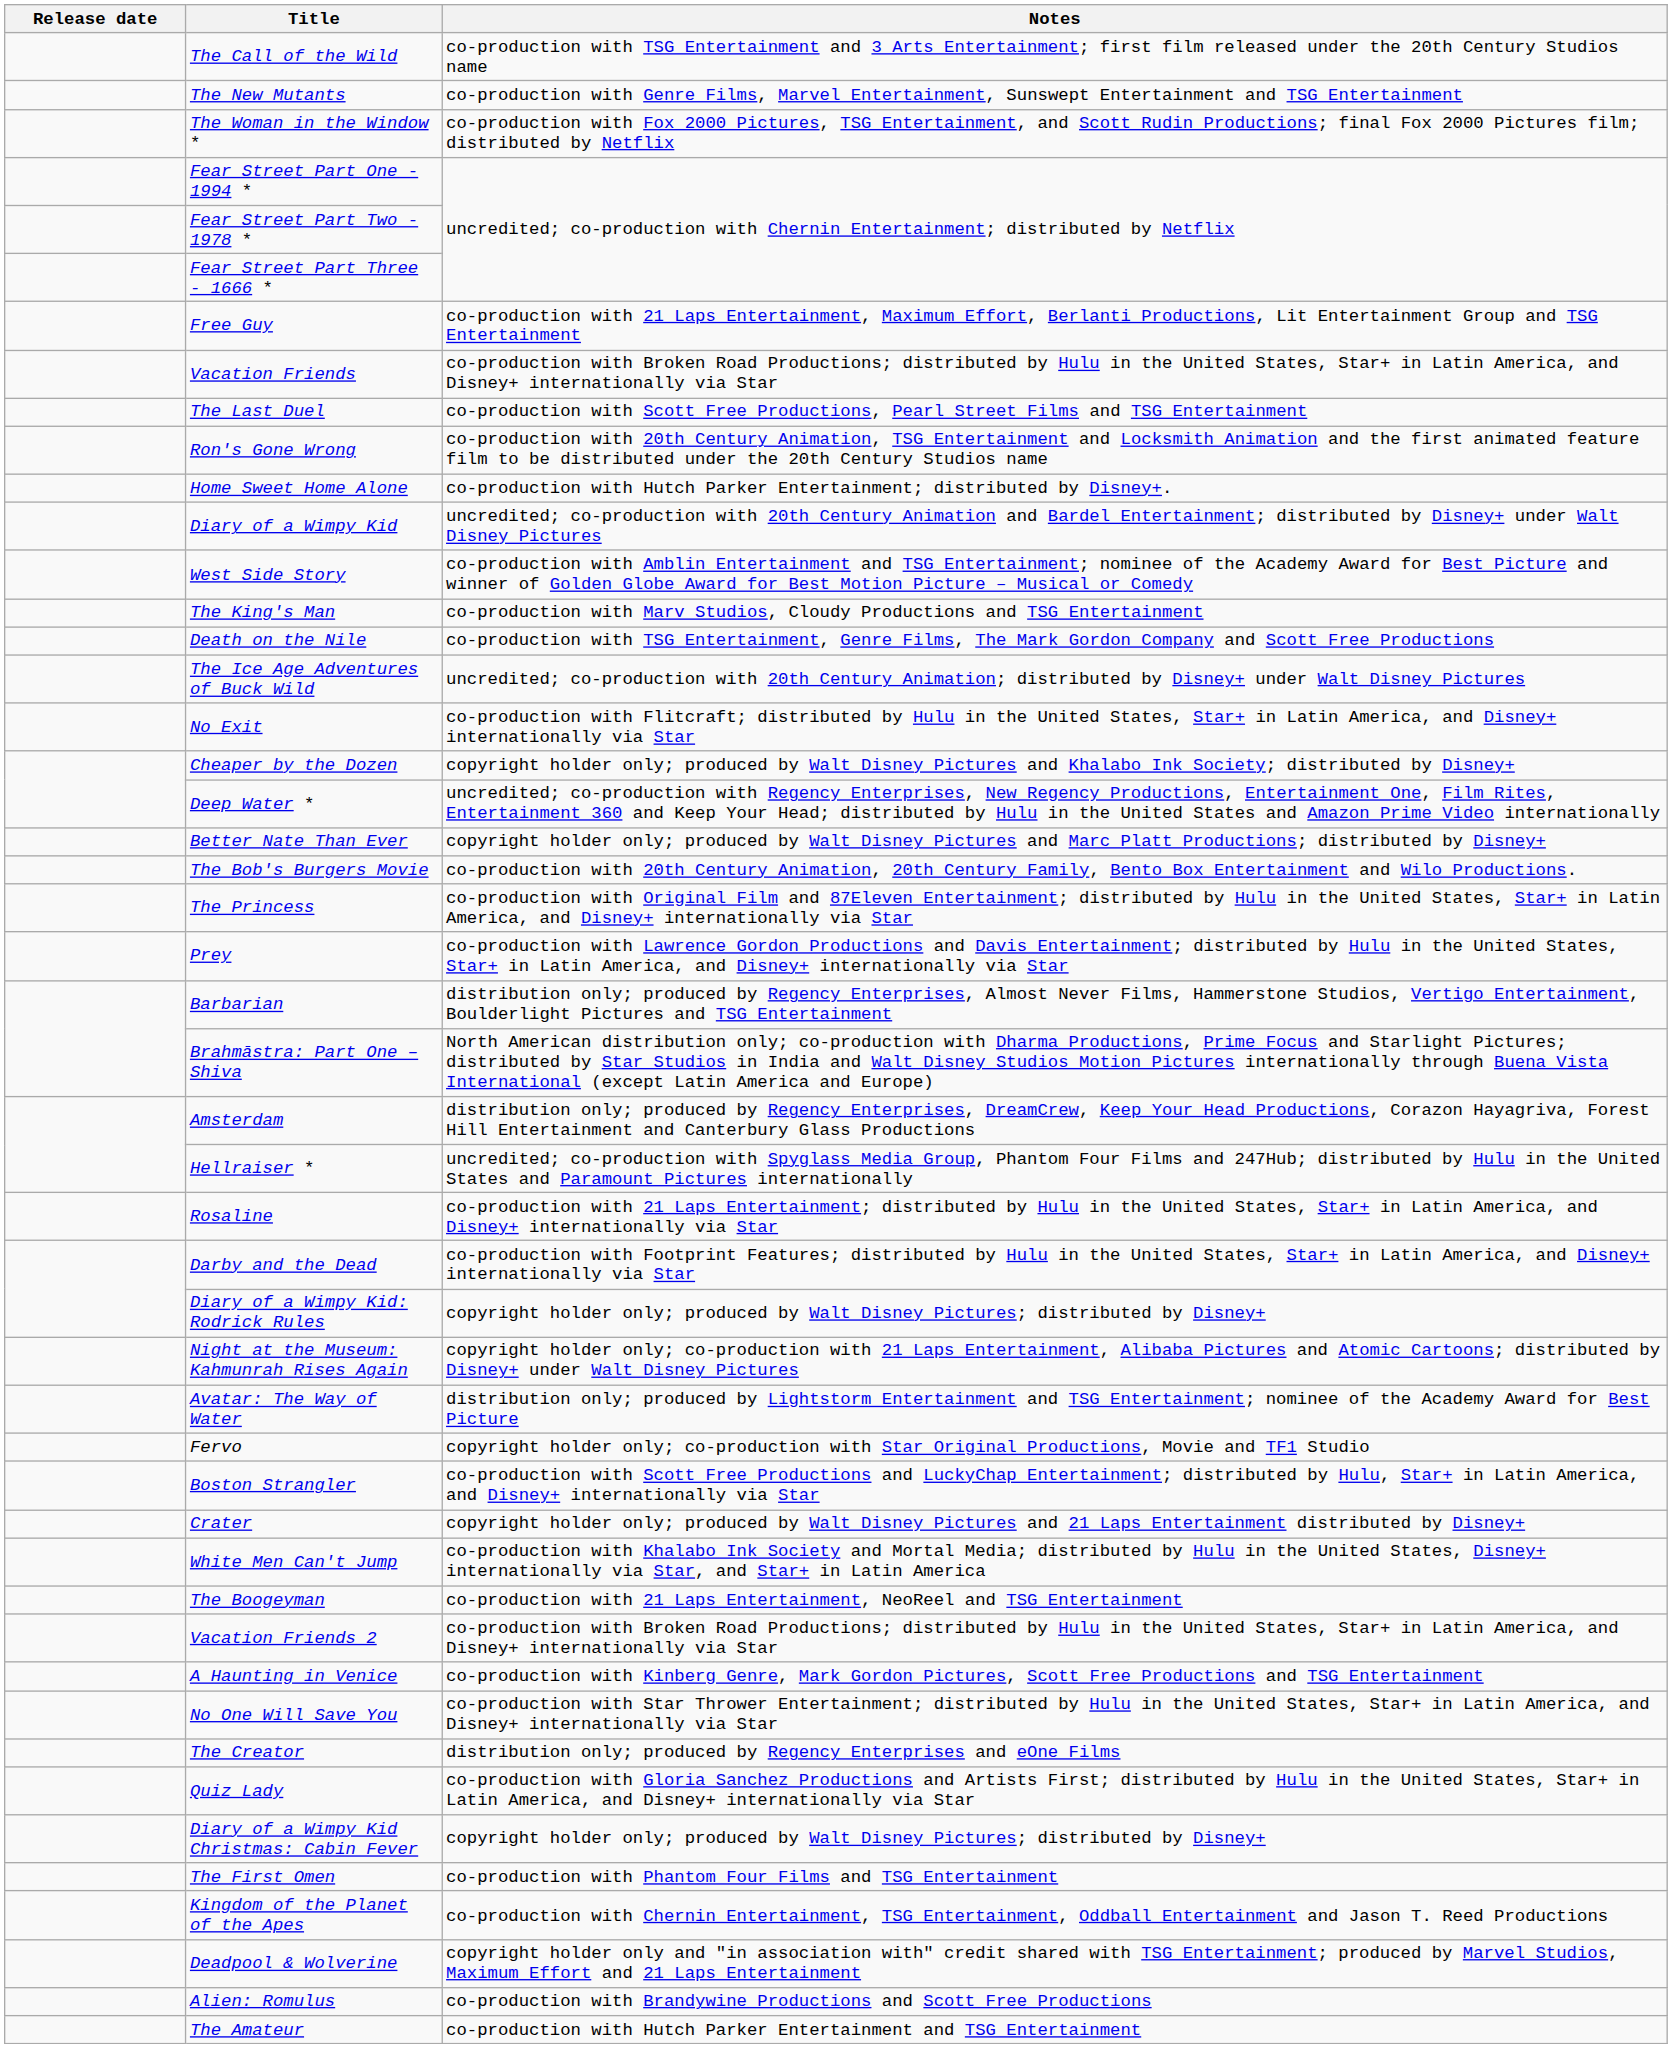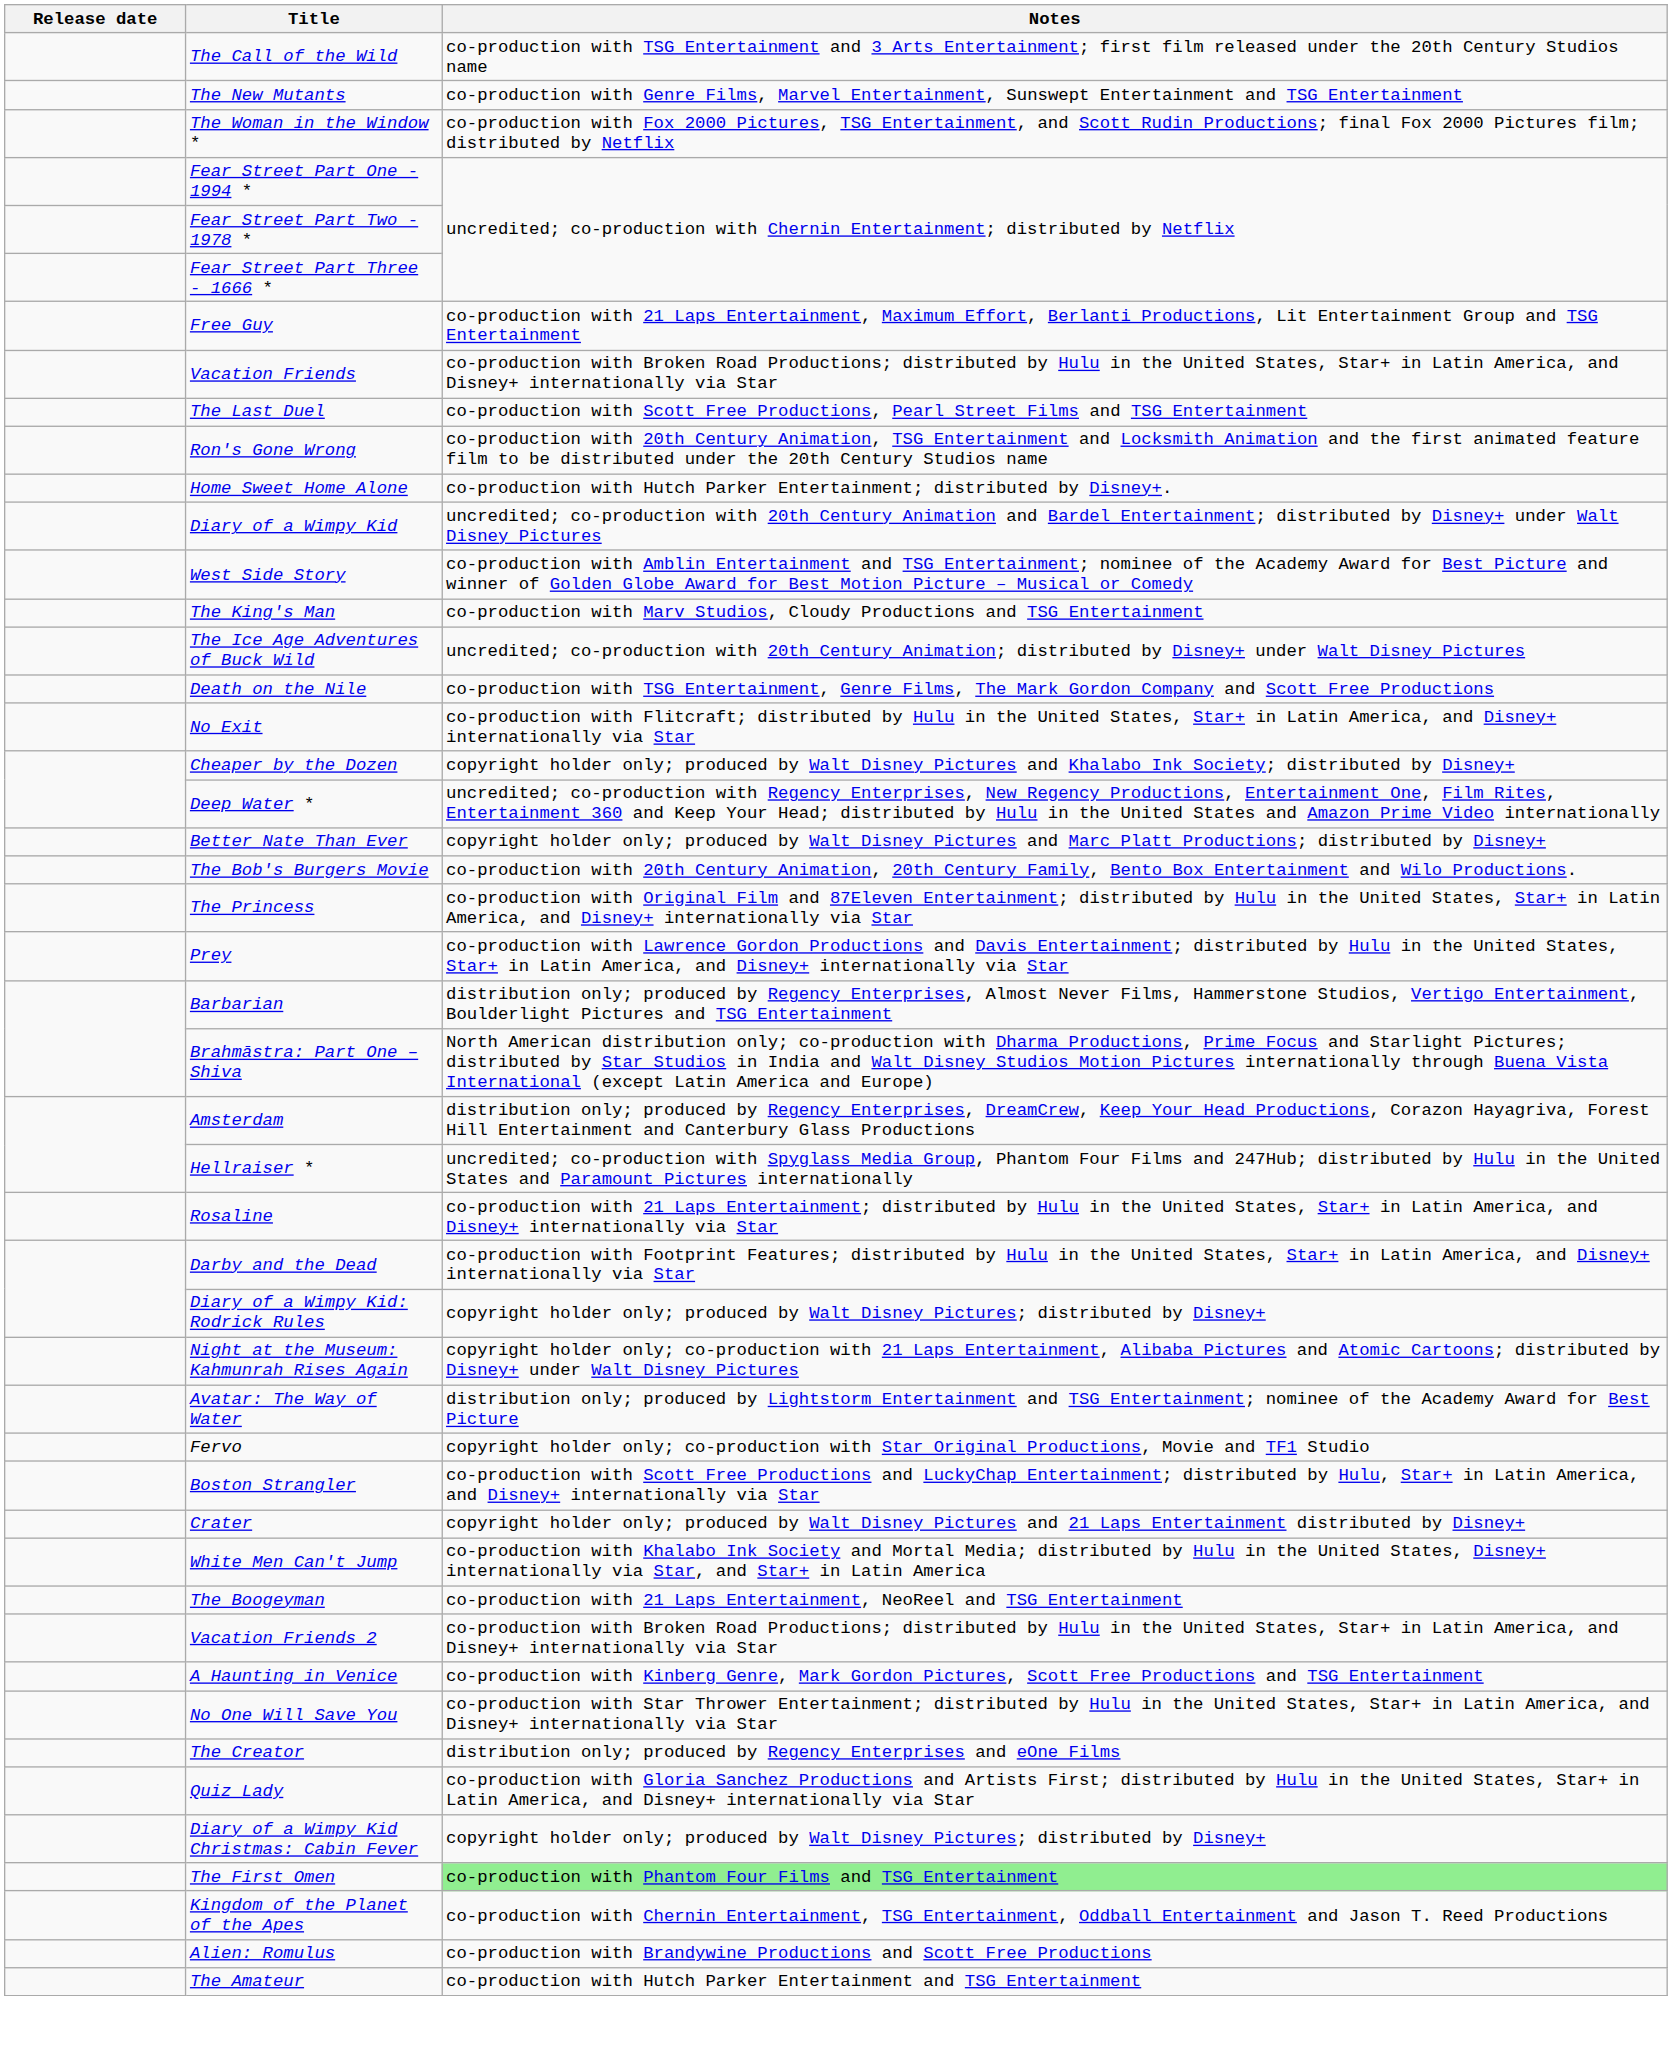rows swapped: (304, 679) <-> (278, 641)
(752, 1877) no background -> (752, 1877) lightgreen background
- row: (294, 1963)
